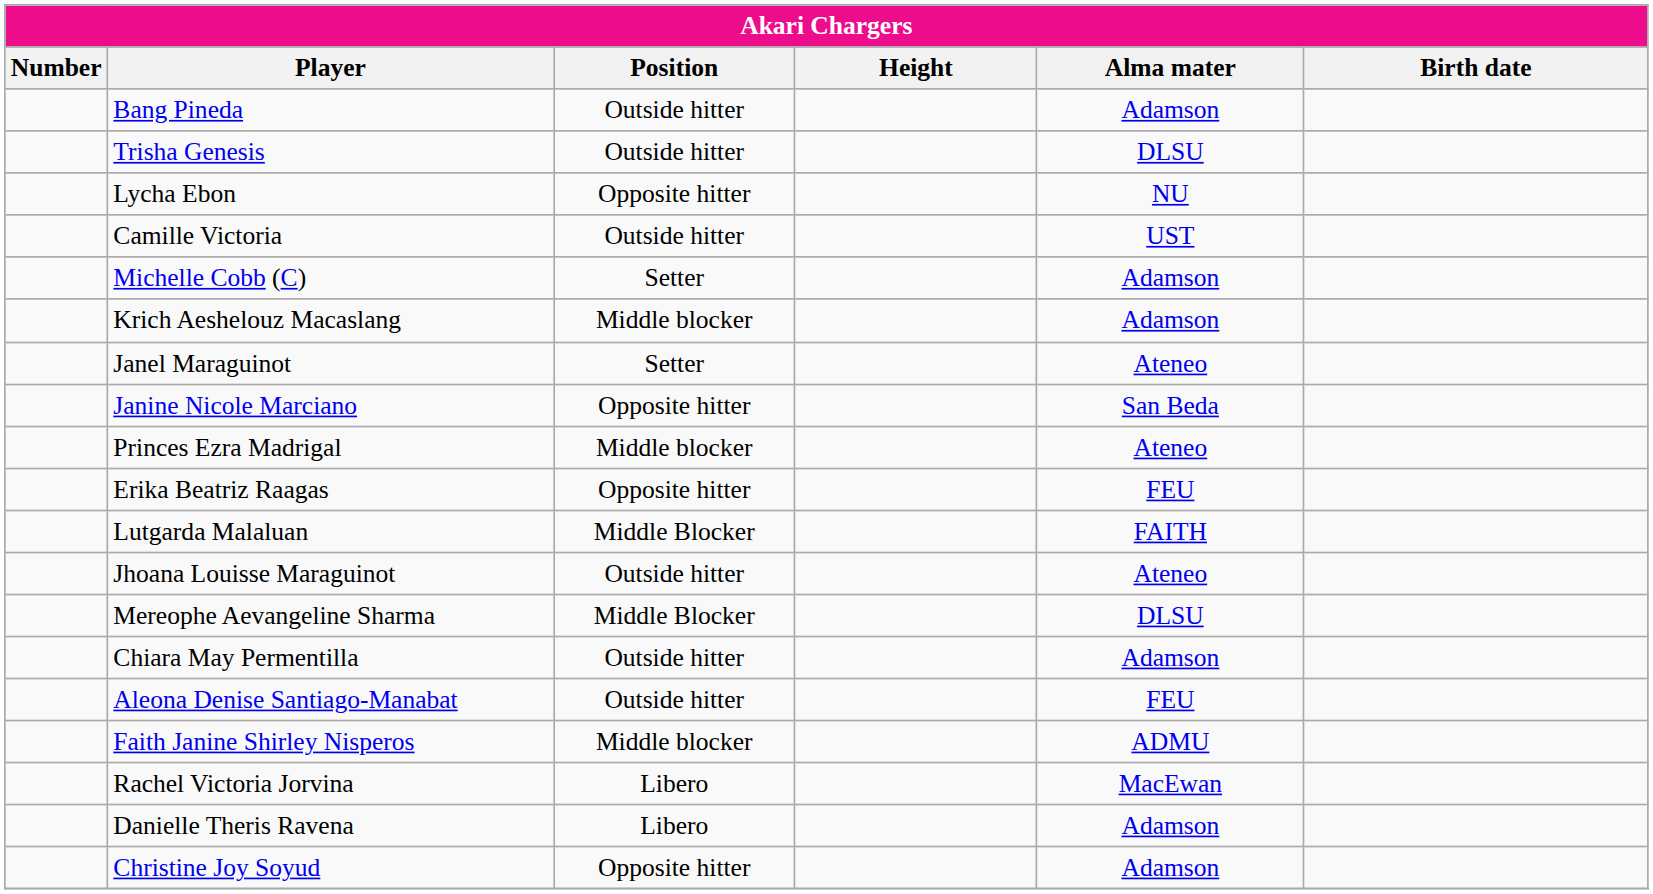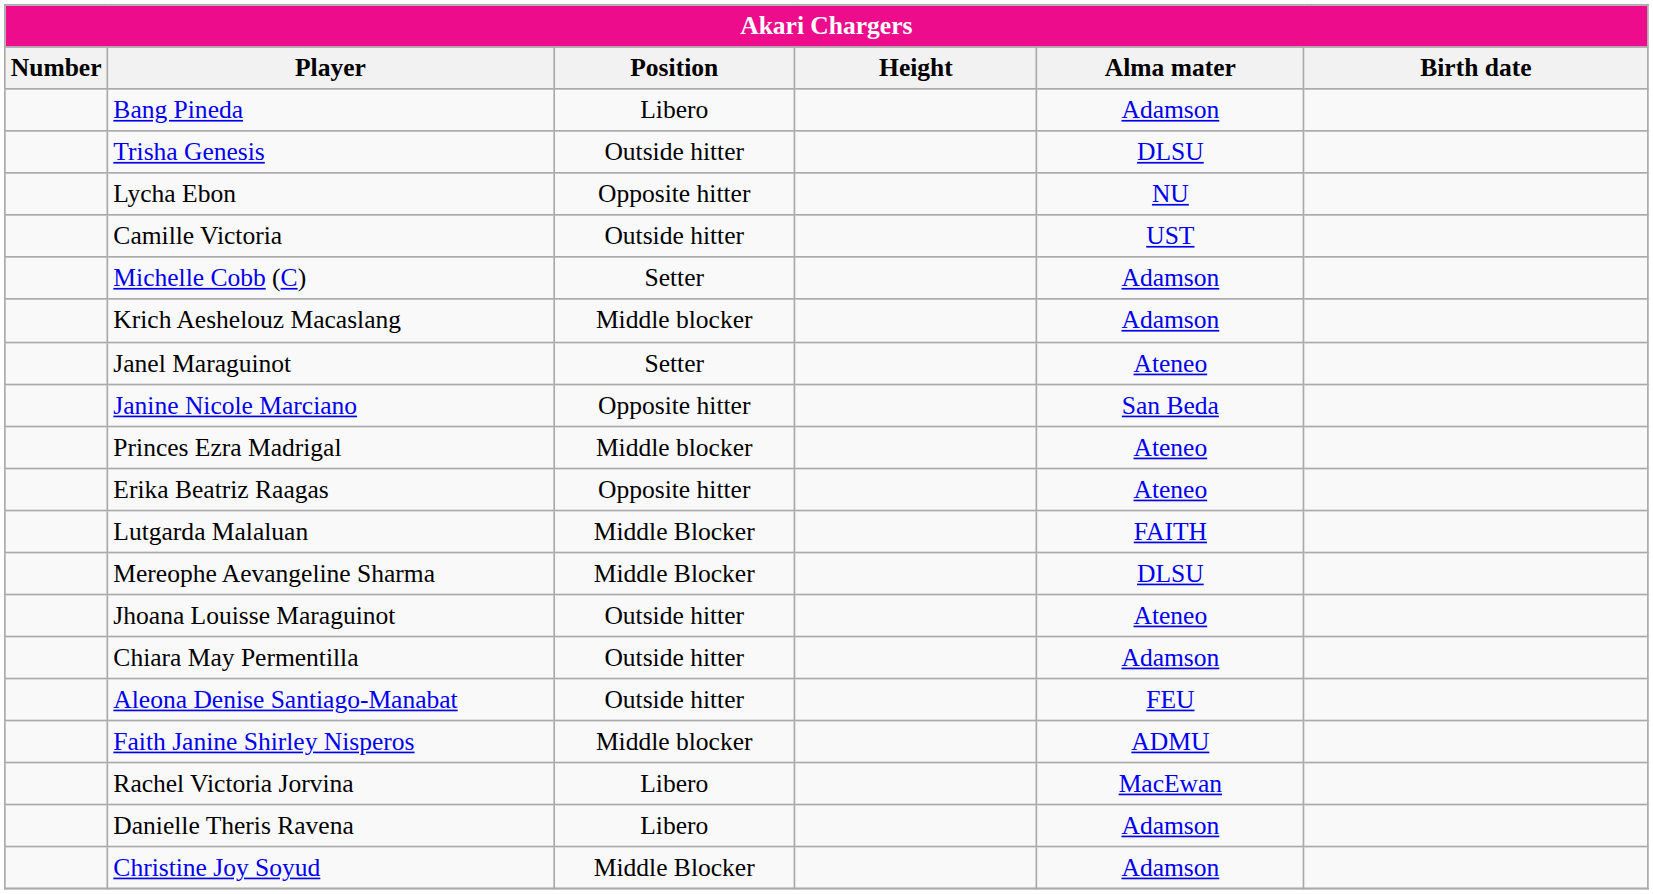(674, 109) Outside hitter -> (674, 109) Libero
(1170, 488) FEU -> (1170, 488) Ateneo
rows swapped: (254, 573) <-> (274, 615)
(674, 867) Opposite hitter -> (674, 867) Middle Blocker
